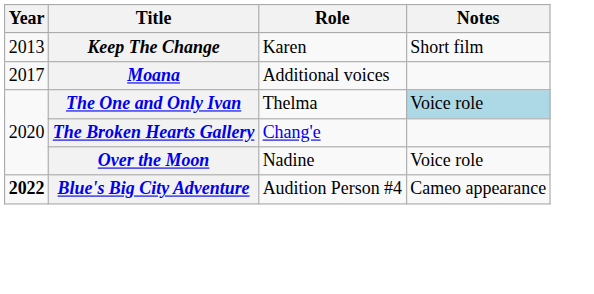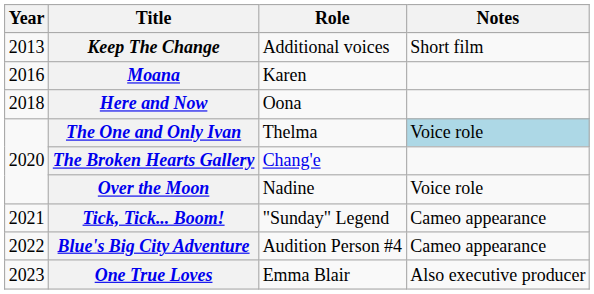(285, 47) Karen -> (326, 47) Additional voices
(27, 75) 2017 -> (27, 75) 2016
(326, 75) Additional voices -> (285, 75) Karen
+ row: (154, 103)
+ row: (154, 217)
(27, 189) bold -> (27, 246) normal
+ row: (154, 274)
